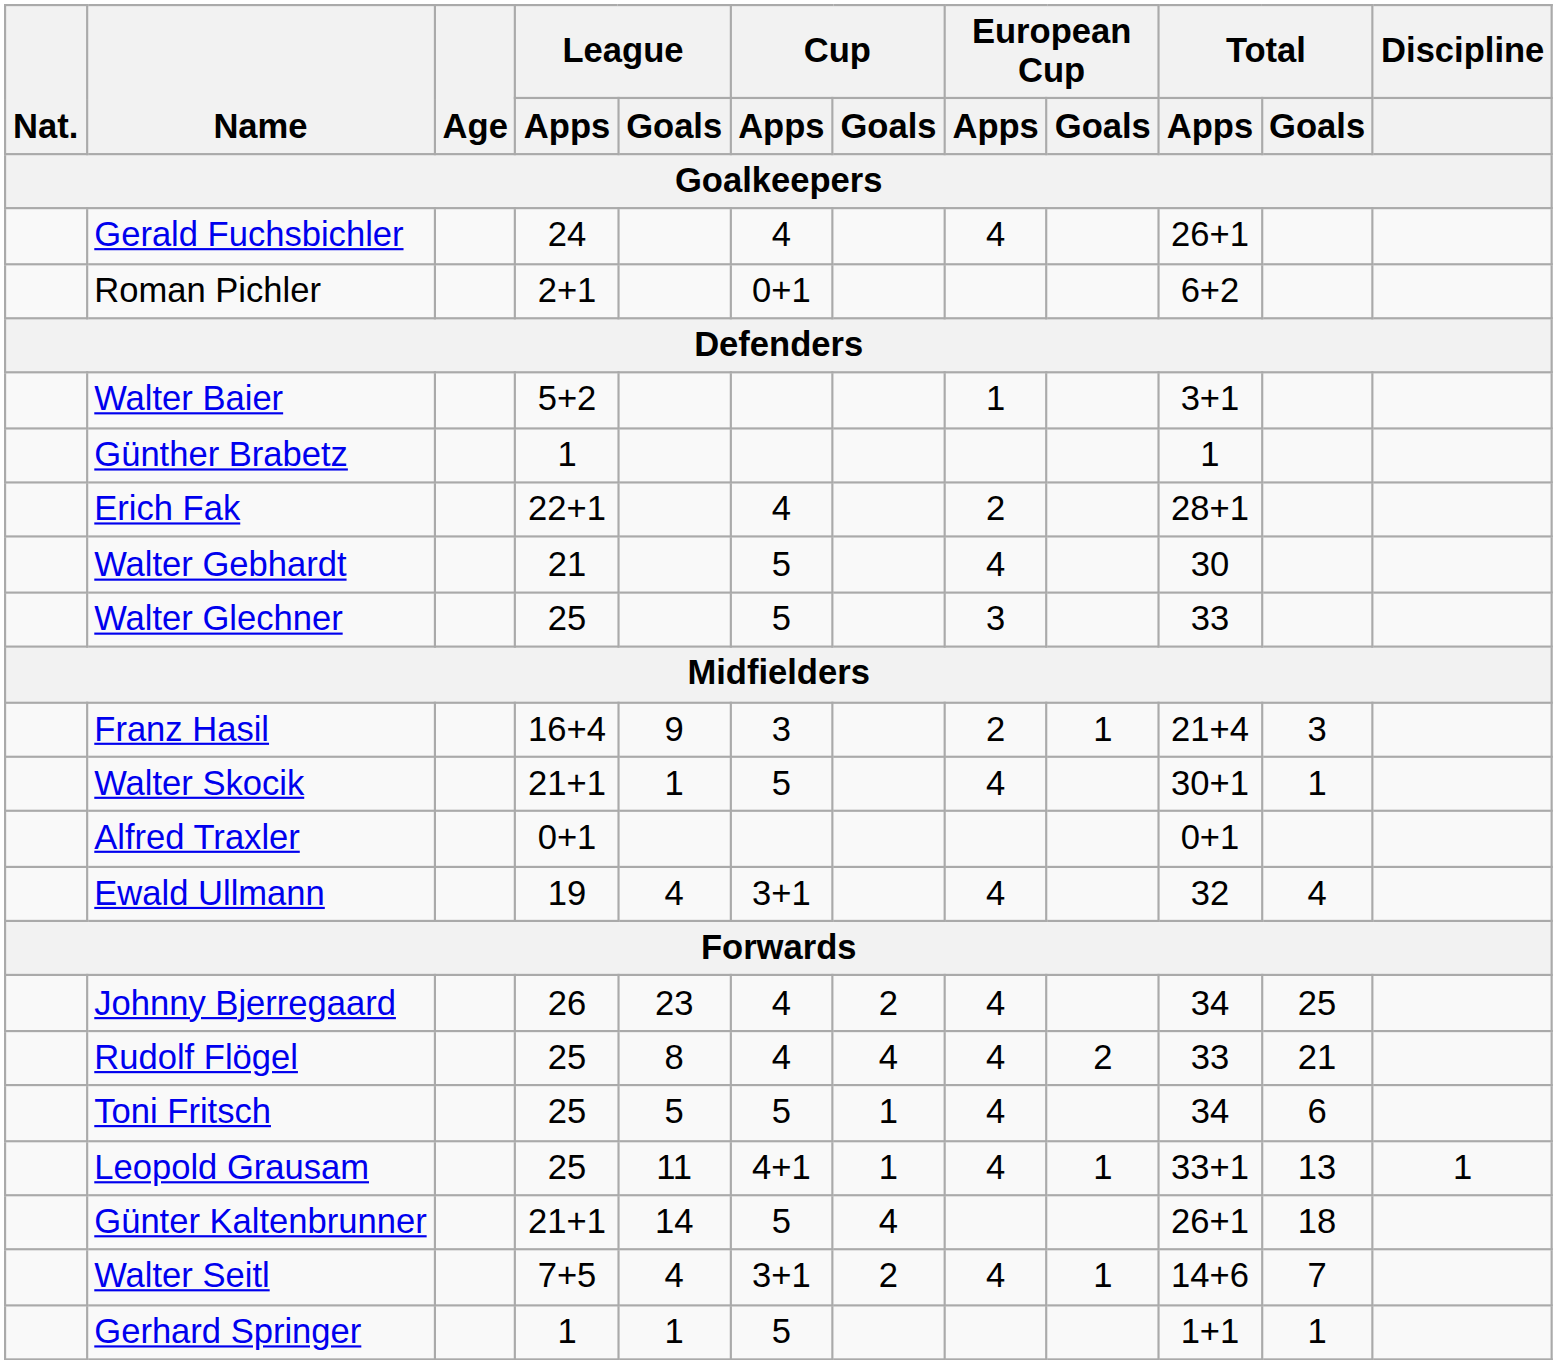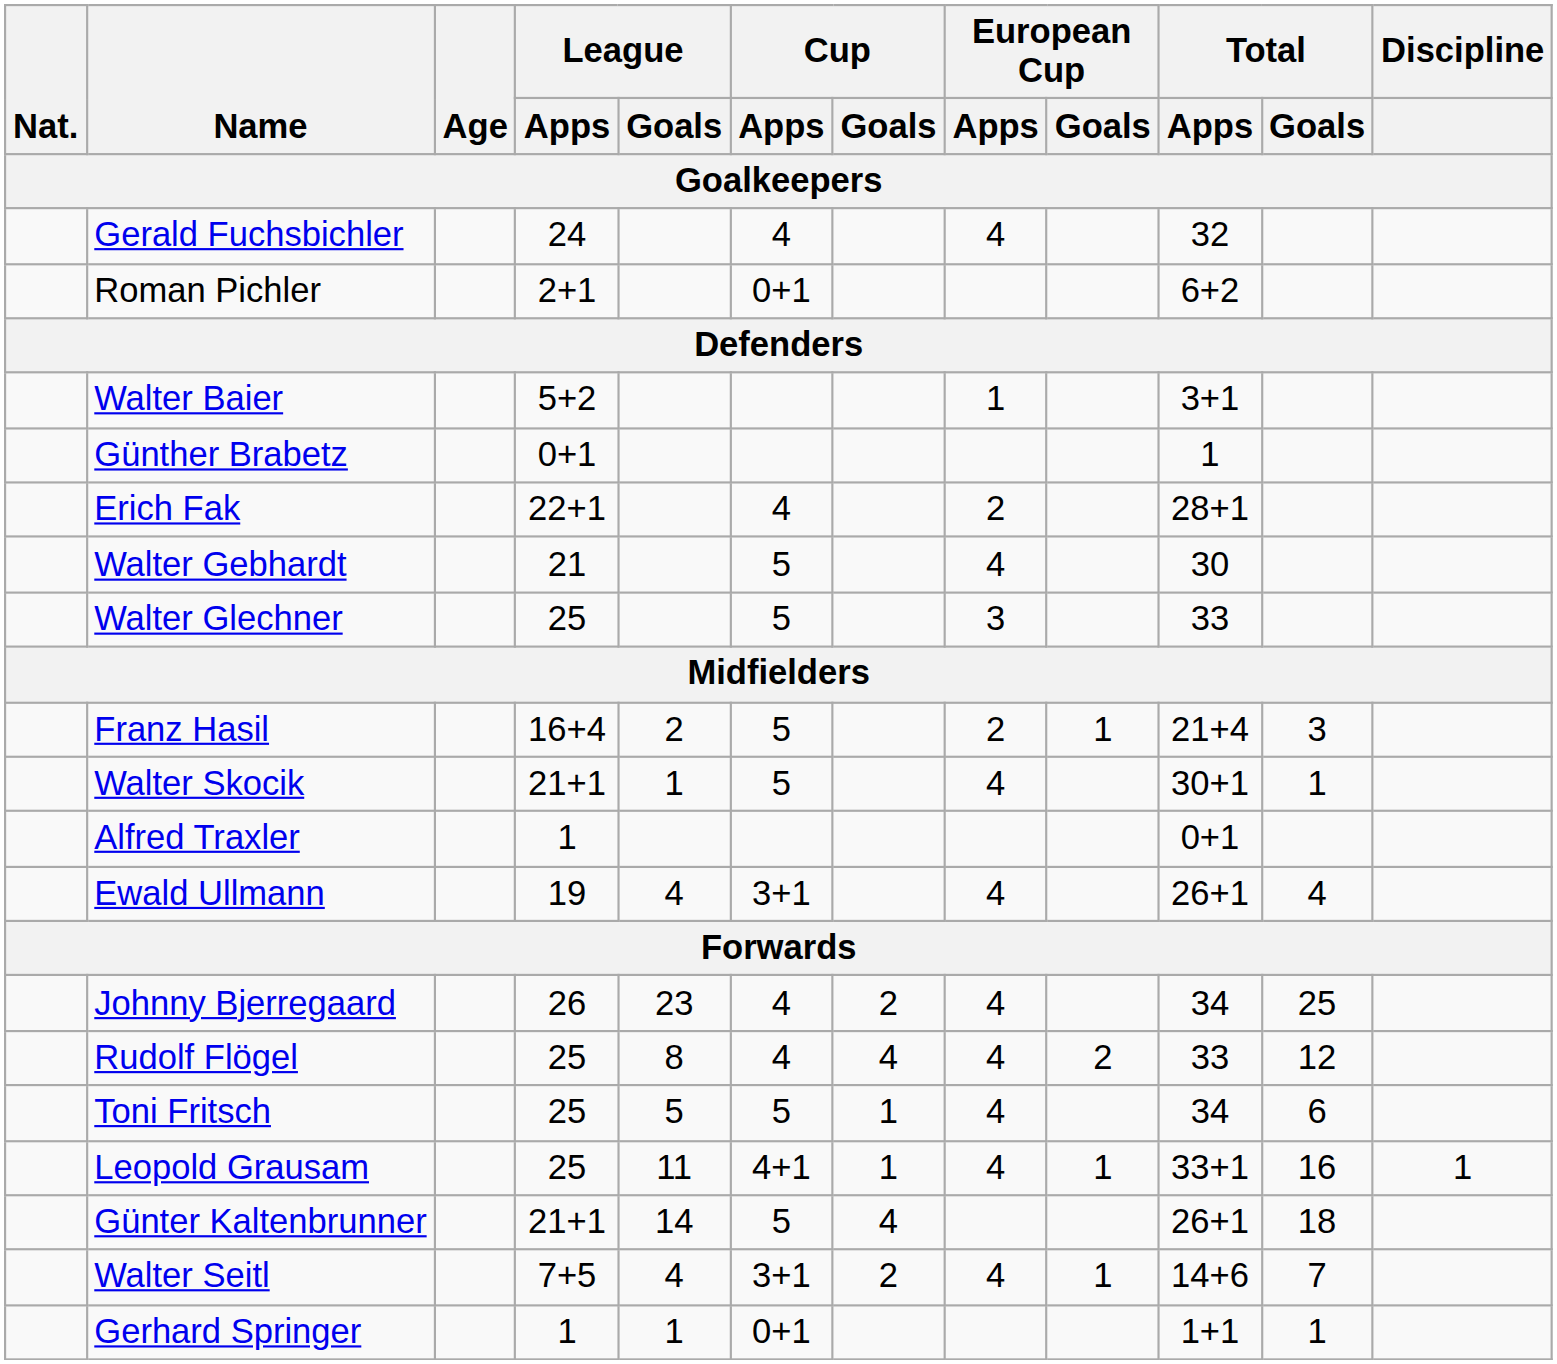(1210, 235) 26+1 -> (1210, 235) 32
(567, 454) 1 -> (567, 454) 0+1
(674, 728) 9 -> (674, 728) 2
(781, 728) 3 -> (781, 728) 5
(567, 838) 0+1 -> (567, 838) 1
(1210, 892) 32 -> (1210, 892) 26+1
(1317, 1057) 21 -> (1317, 1057) 12
(1317, 1166) 13 -> (1317, 1166) 16
(781, 1331) 5 -> (781, 1331) 0+1
